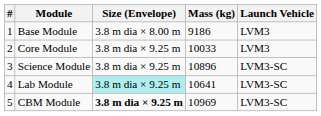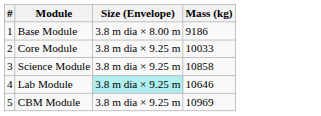- column: (277, 13)
(202, 66) 10896 -> (200, 66) 10858
(202, 84) 10641 -> (200, 84) 10646
(139, 102) bold -> (138, 102) normal
